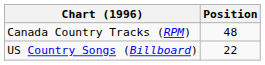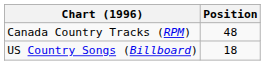(230, 51) 22 -> (230, 51) 18
